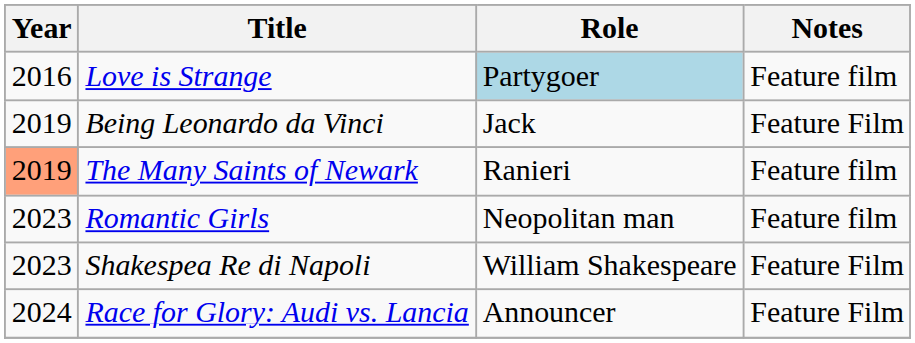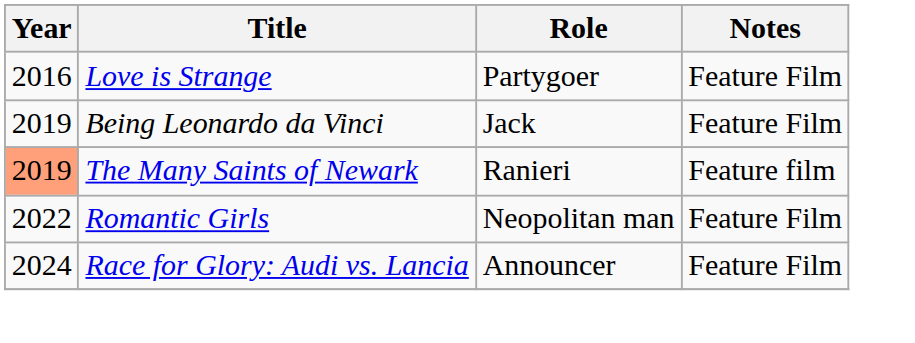(541, 75) lightblue background -> (541, 75) no background
(824, 75) Feature film -> (765, 75) Feature Film
(42, 218) 2023 -> (42, 218) 2022
(824, 218) Feature film -> (765, 218) Feature Film
- row: (228, 265)
